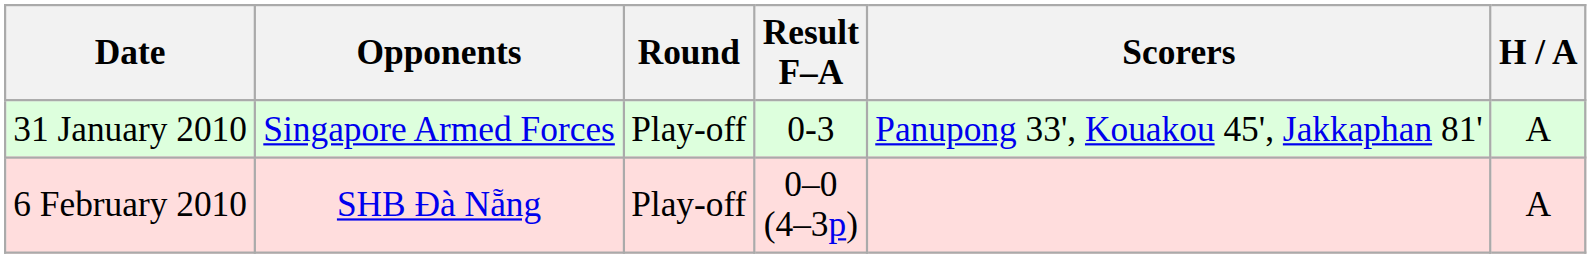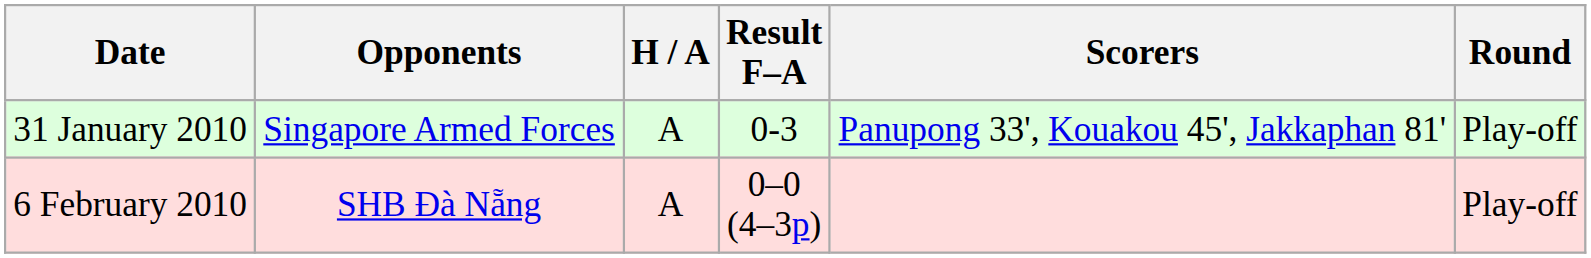columns swapped: (1538, 52) <-> (689, 52)
